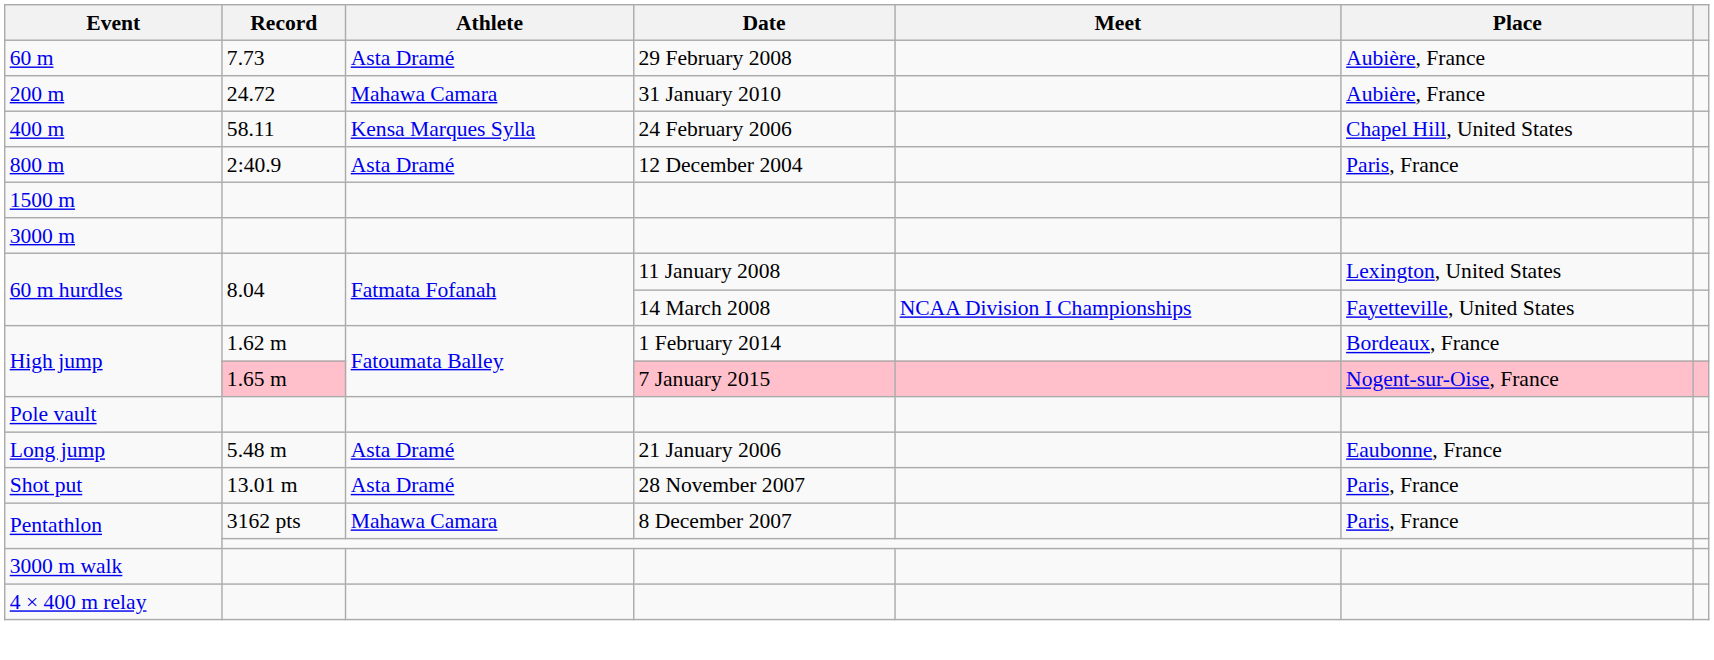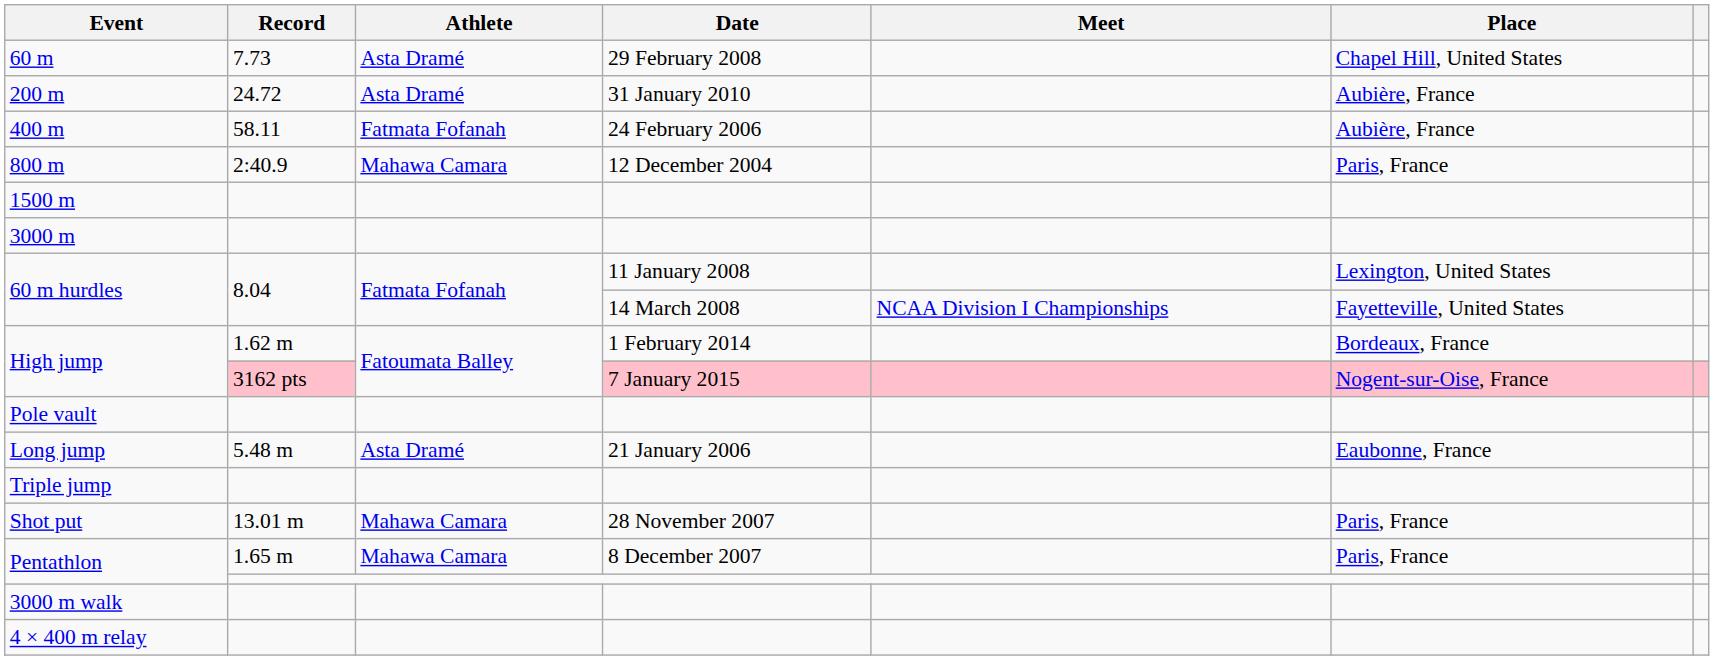(1416, 58) Aubière, France -> (1449, 58) Chapel Hill, United States
(424, 93) Mahawa Camara -> (412, 93) Asta Dramé
(443, 129) Kensa Marques Sylla -> (433, 129) Fatmata Fofanah
(1459, 129) Chapel Hill, United States -> (1405, 129) Aubière, France
(403, 164) Asta Dramé -> (434, 164) Mahawa Camara
(257, 378) 1.65 m -> (270, 378) 3162 pts
+ row: (61, 485)
(403, 485) Asta Dramé -> (434, 520) Mahawa Camara
(264, 520) 3162 pts -> (263, 556) 1.65 m
